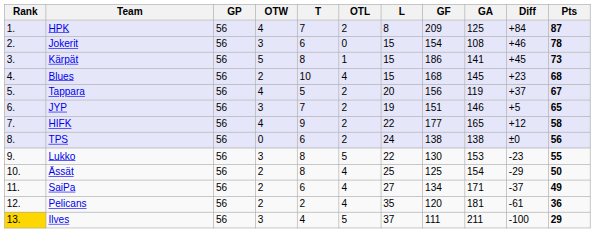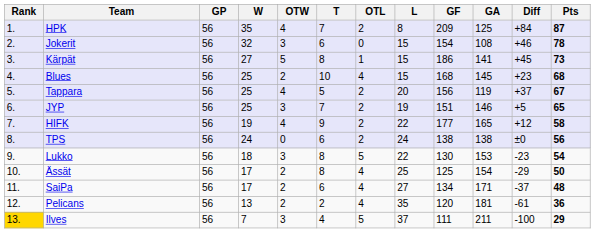+ column: (258, 12)
(556, 156) 55 -> (559, 156) 54
(556, 188) 49 -> (559, 188) 48
